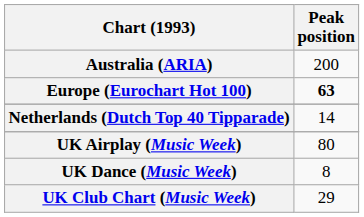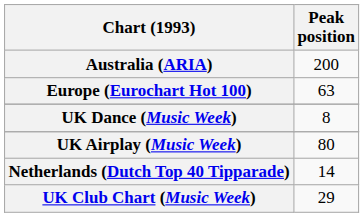(326, 90) bold -> (326, 90) normal
rows swapped: (149, 117) <-> (149, 171)
